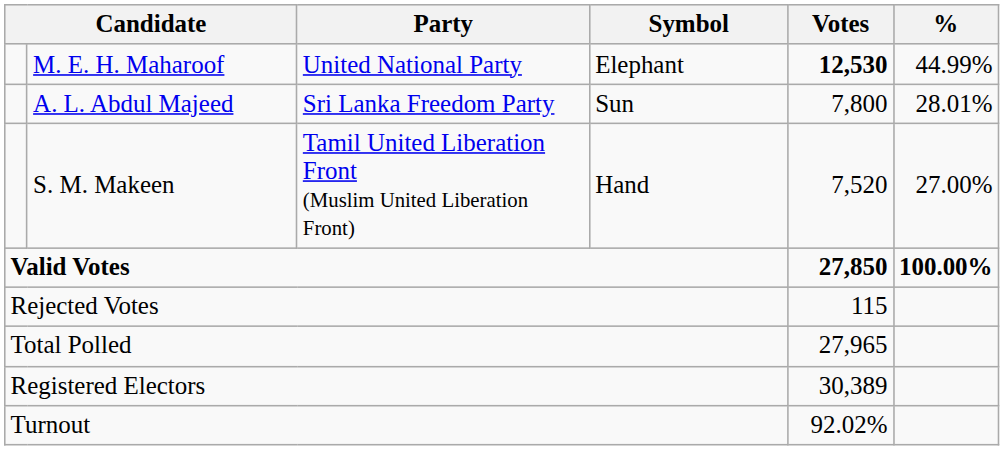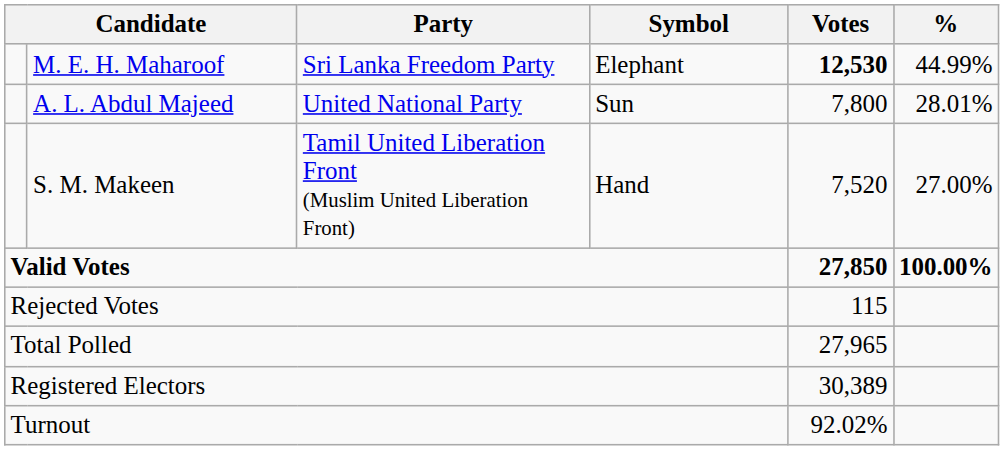(412, 63) United National Party -> (429, 63) Sri Lanka Freedom Party
(429, 103) Sri Lanka Freedom Party -> (412, 103) United National Party
